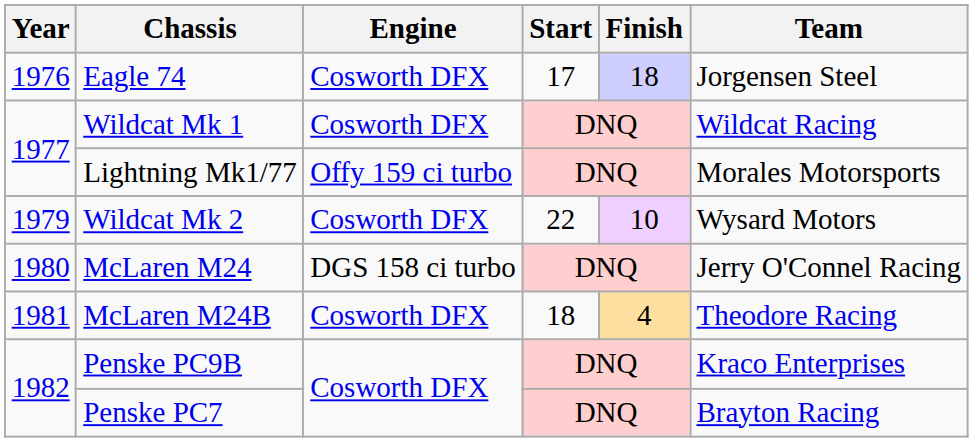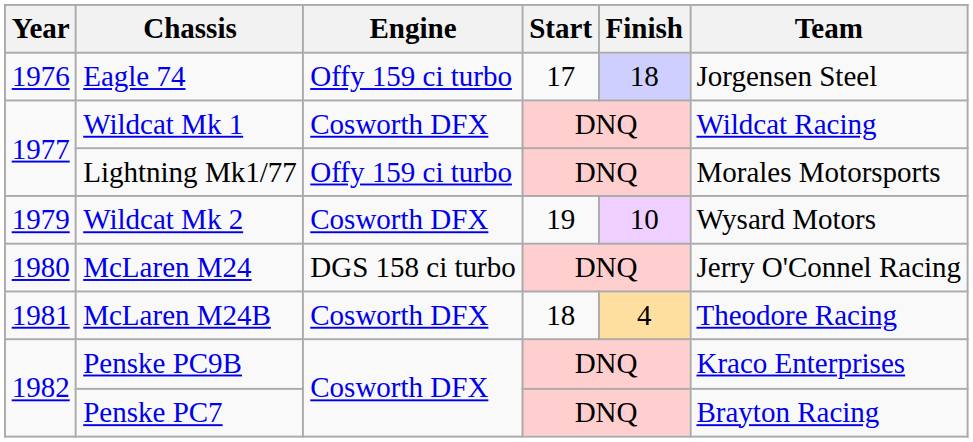(399, 76) Cosworth DFX -> (411, 76) Offy 159 ci turbo
(561, 220) 22 -> (561, 220) 19
